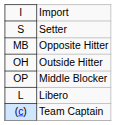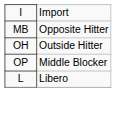- row: (21, 29)
- row: (21, 112)
